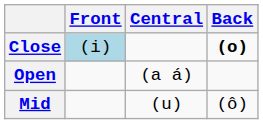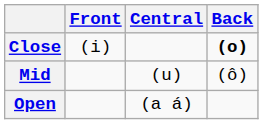(96, 47) lightblue background -> (96, 47) no background
rows swapped: (35, 104) <-> (35, 76)
